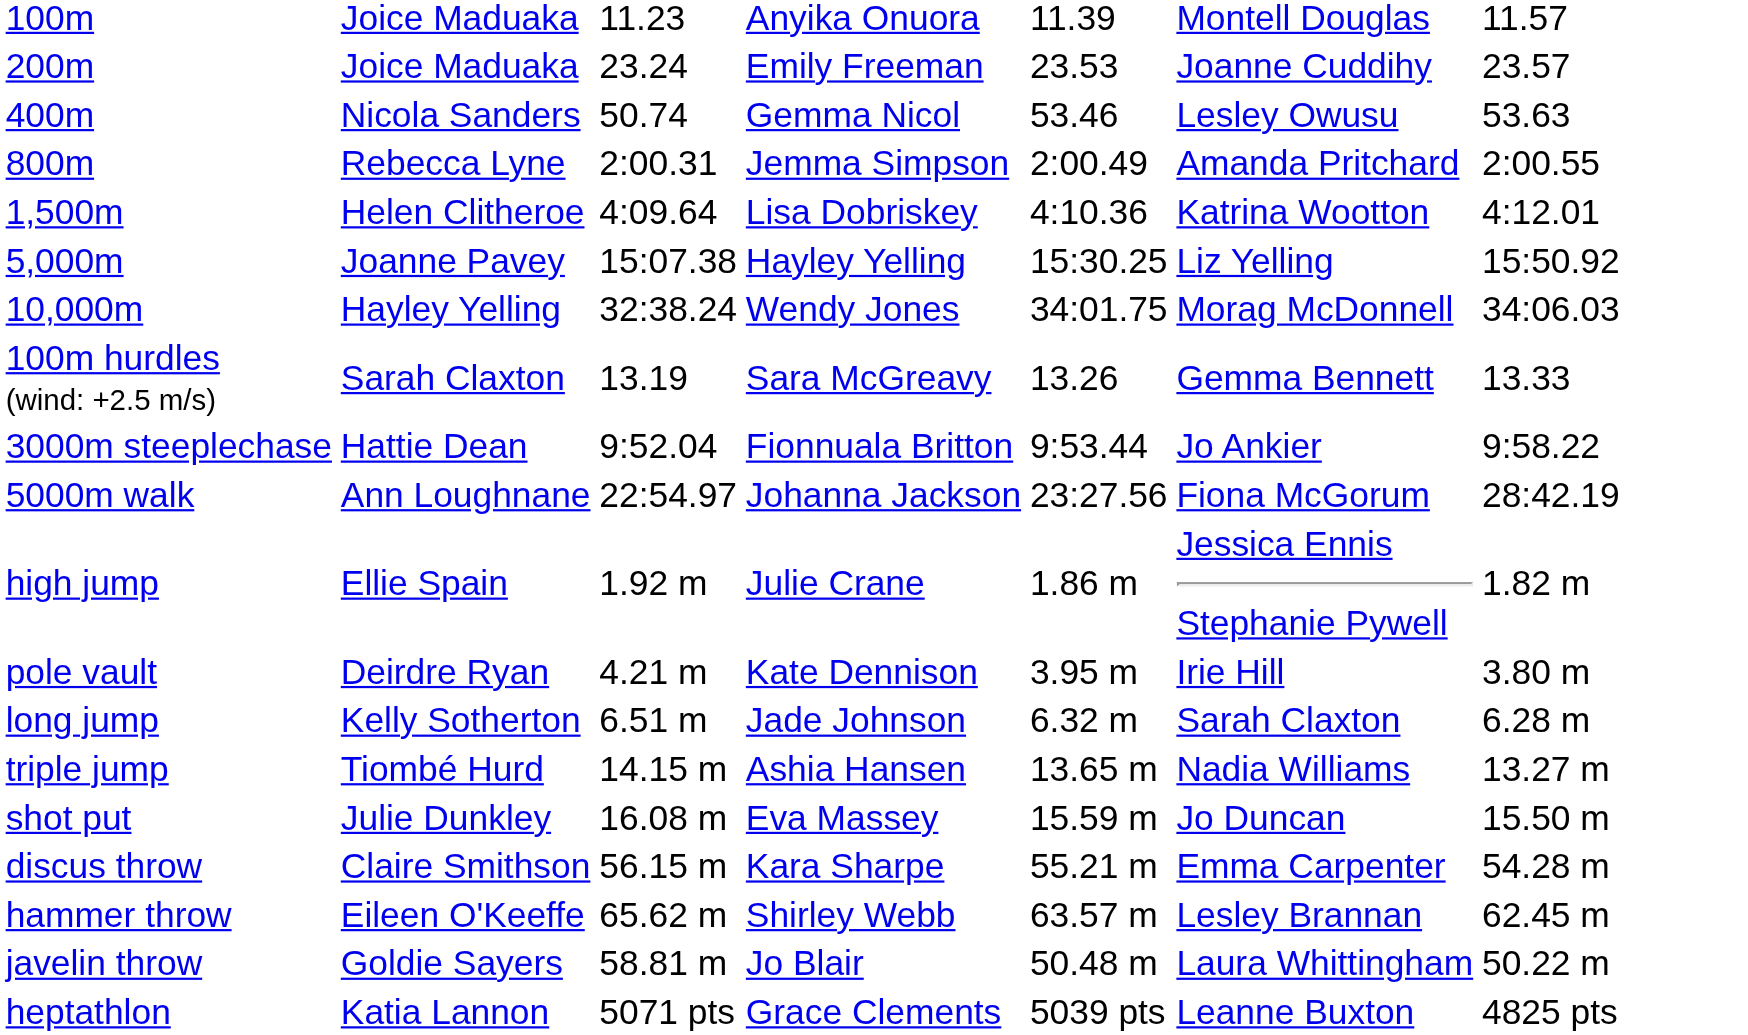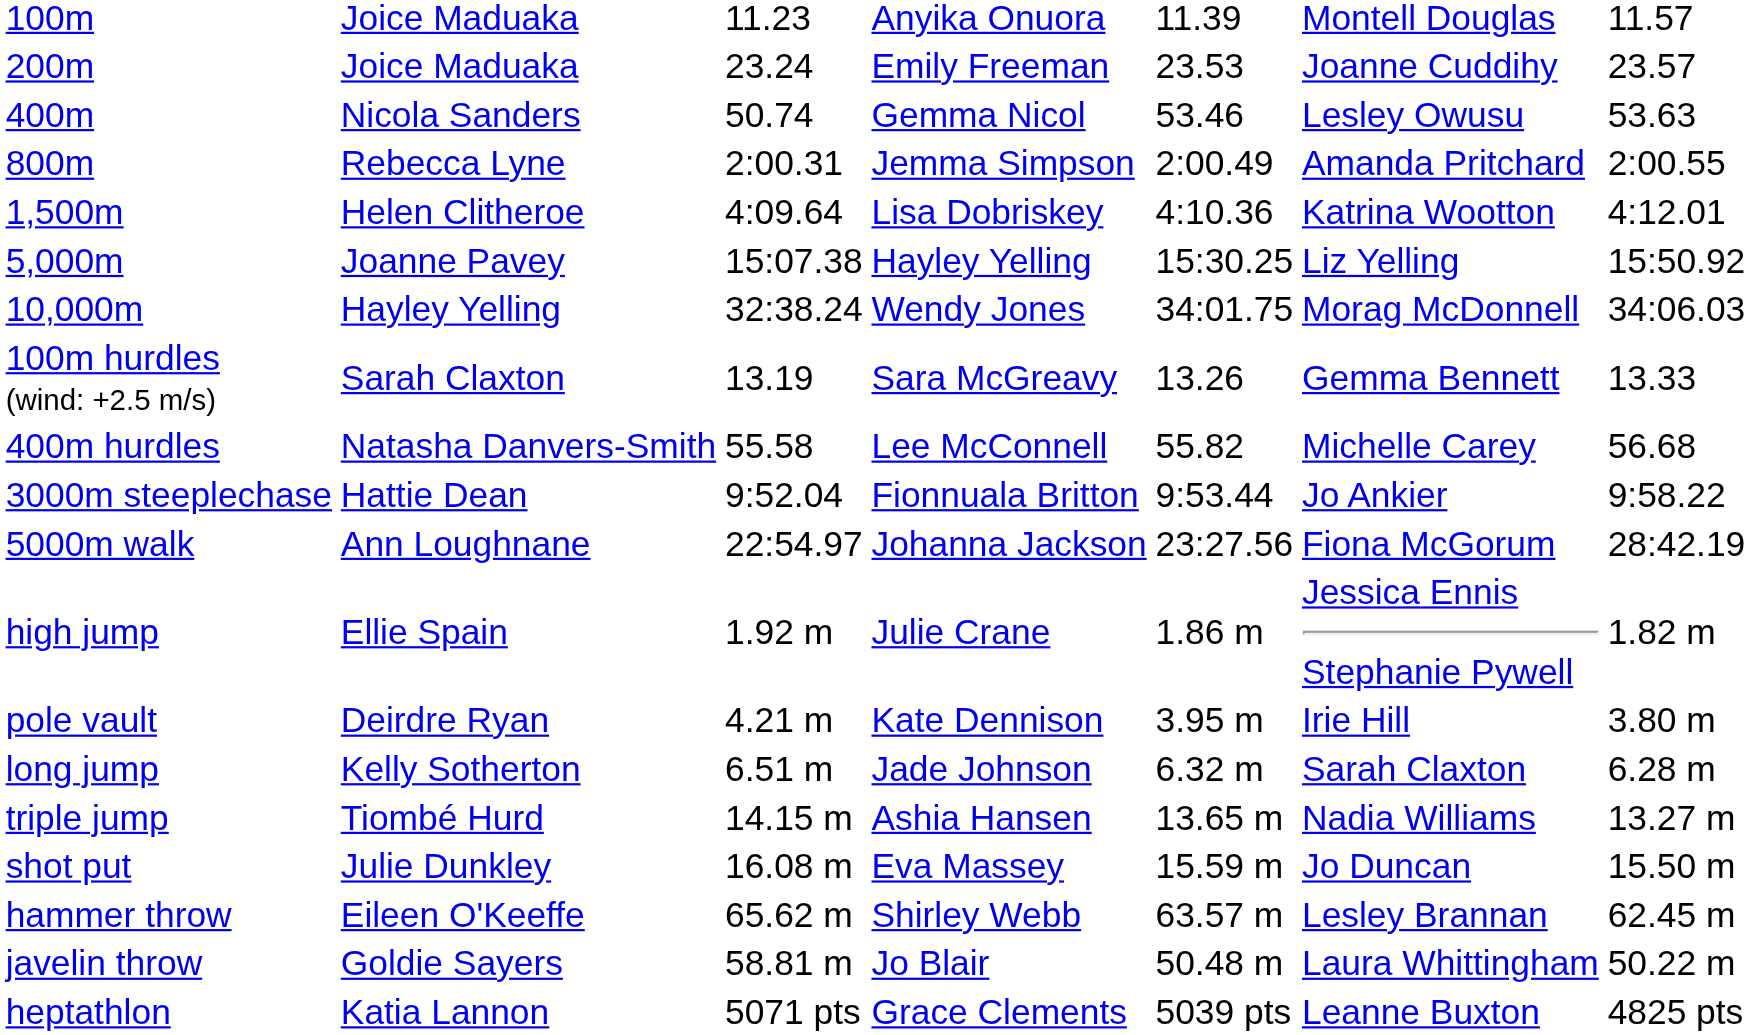+ row: (113, 446)
- row: (104, 866)
